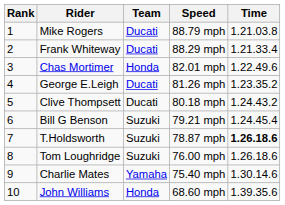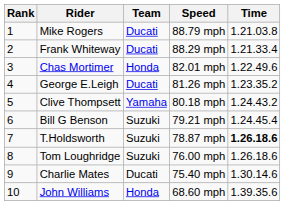(142, 102) Ducati -> (146, 102) Yamaha
(146, 174) Yamaha -> (142, 174) Ducati
